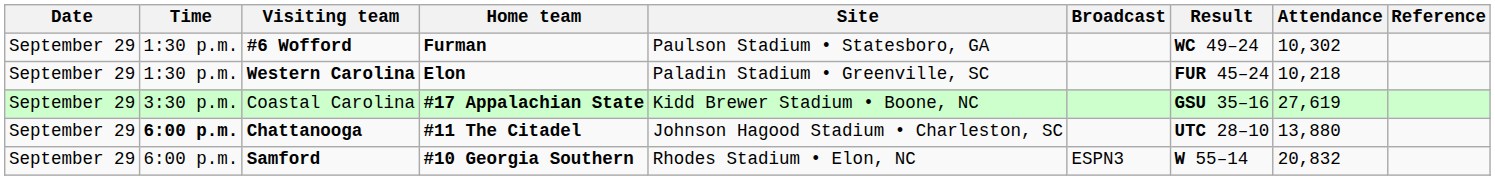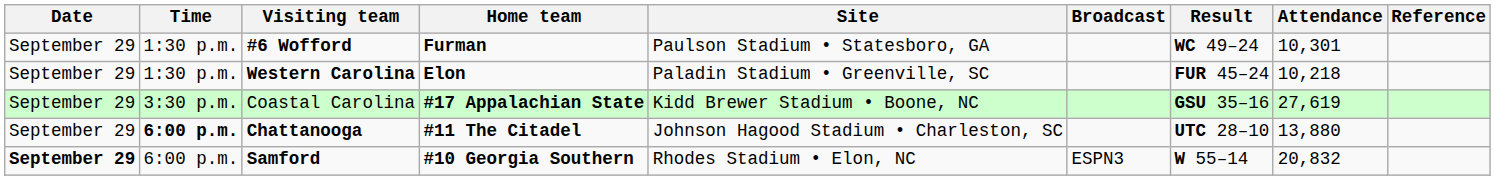(1309, 48) 10,302 -> (1309, 48) 10,301
(72, 161) normal -> (72, 161) bold
